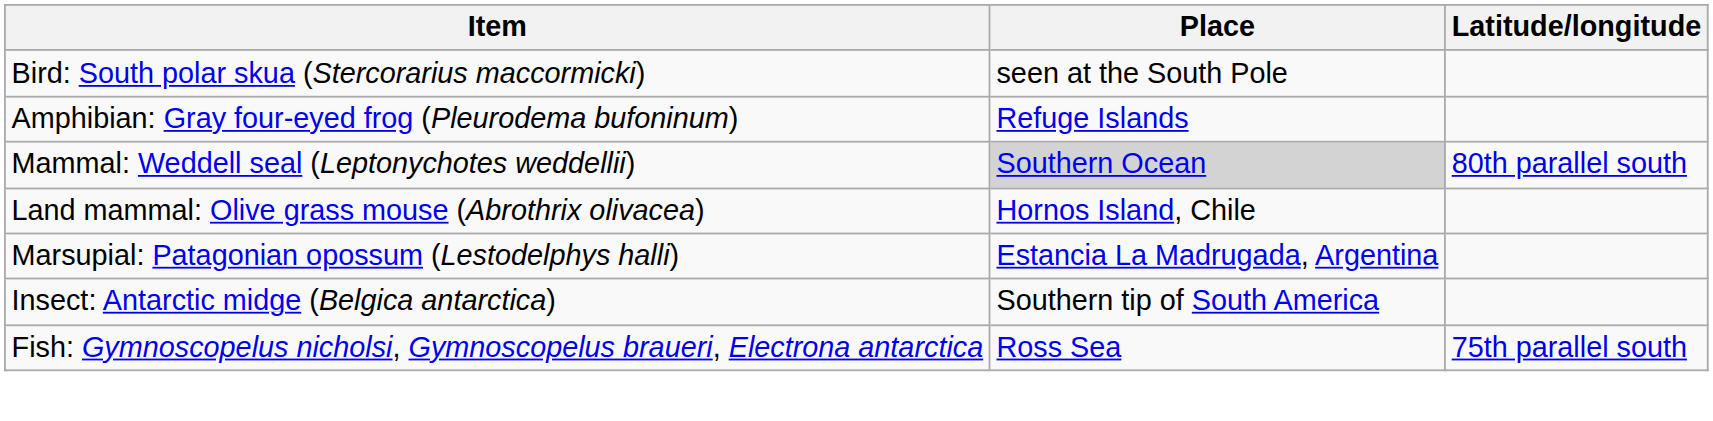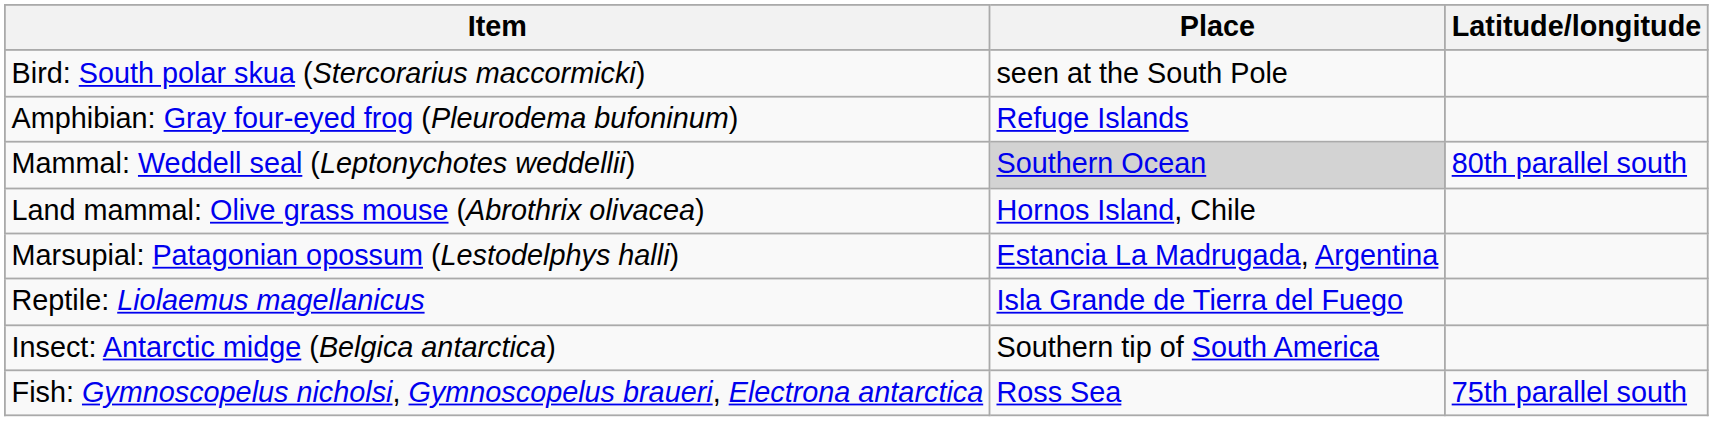+ row: (218, 301)
